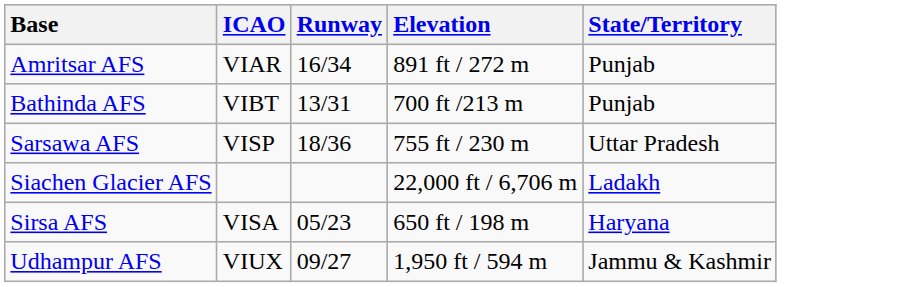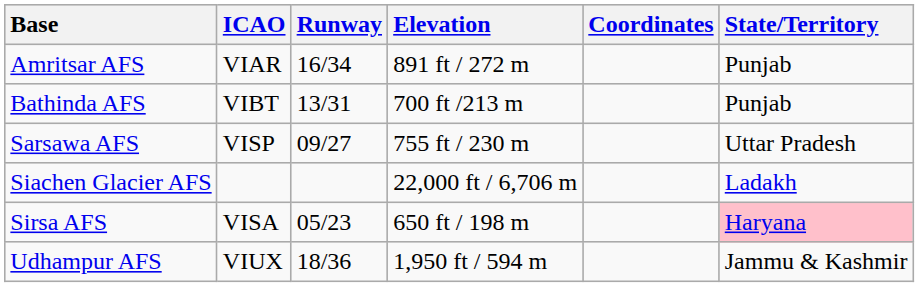+ column: (651, 24)
(324, 143) 18/36 -> (324, 143) 09/27
(629, 222) no background -> (765, 222) pink background
(324, 262) 09/27 -> (324, 262) 18/36
